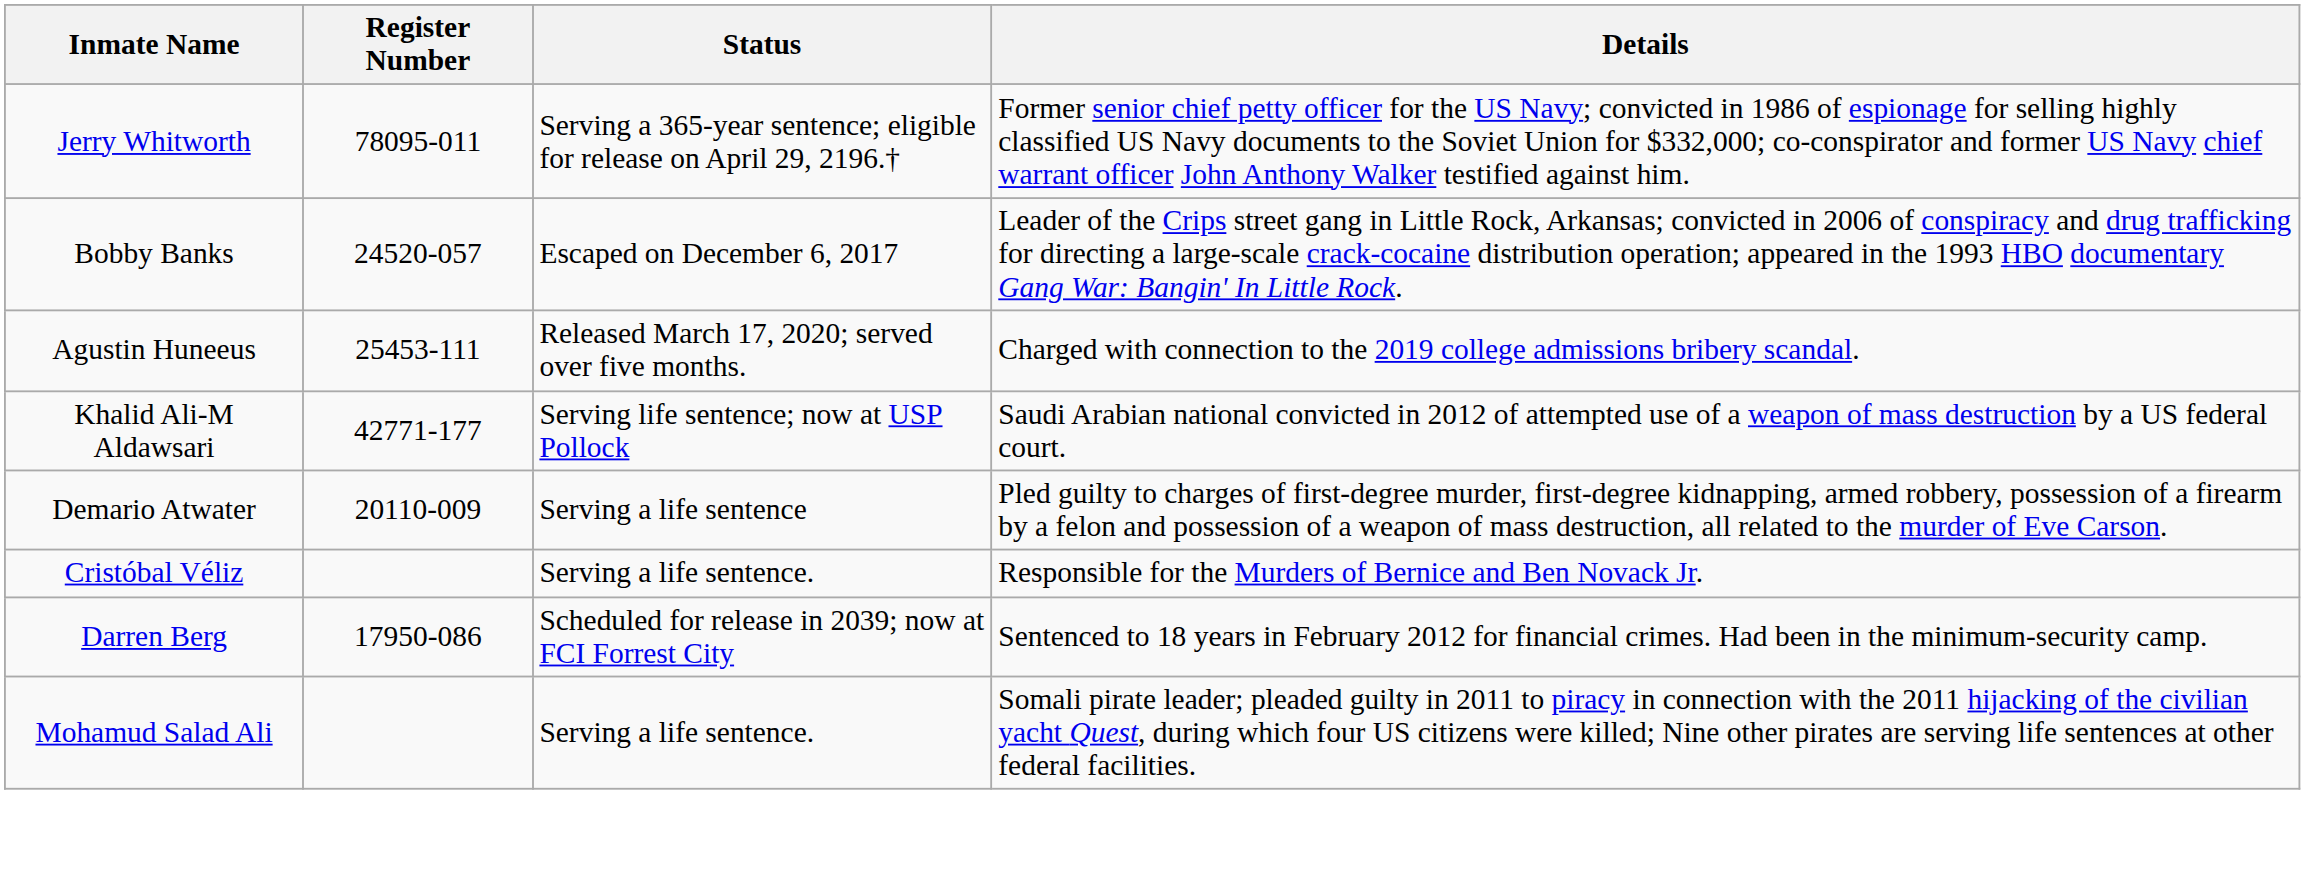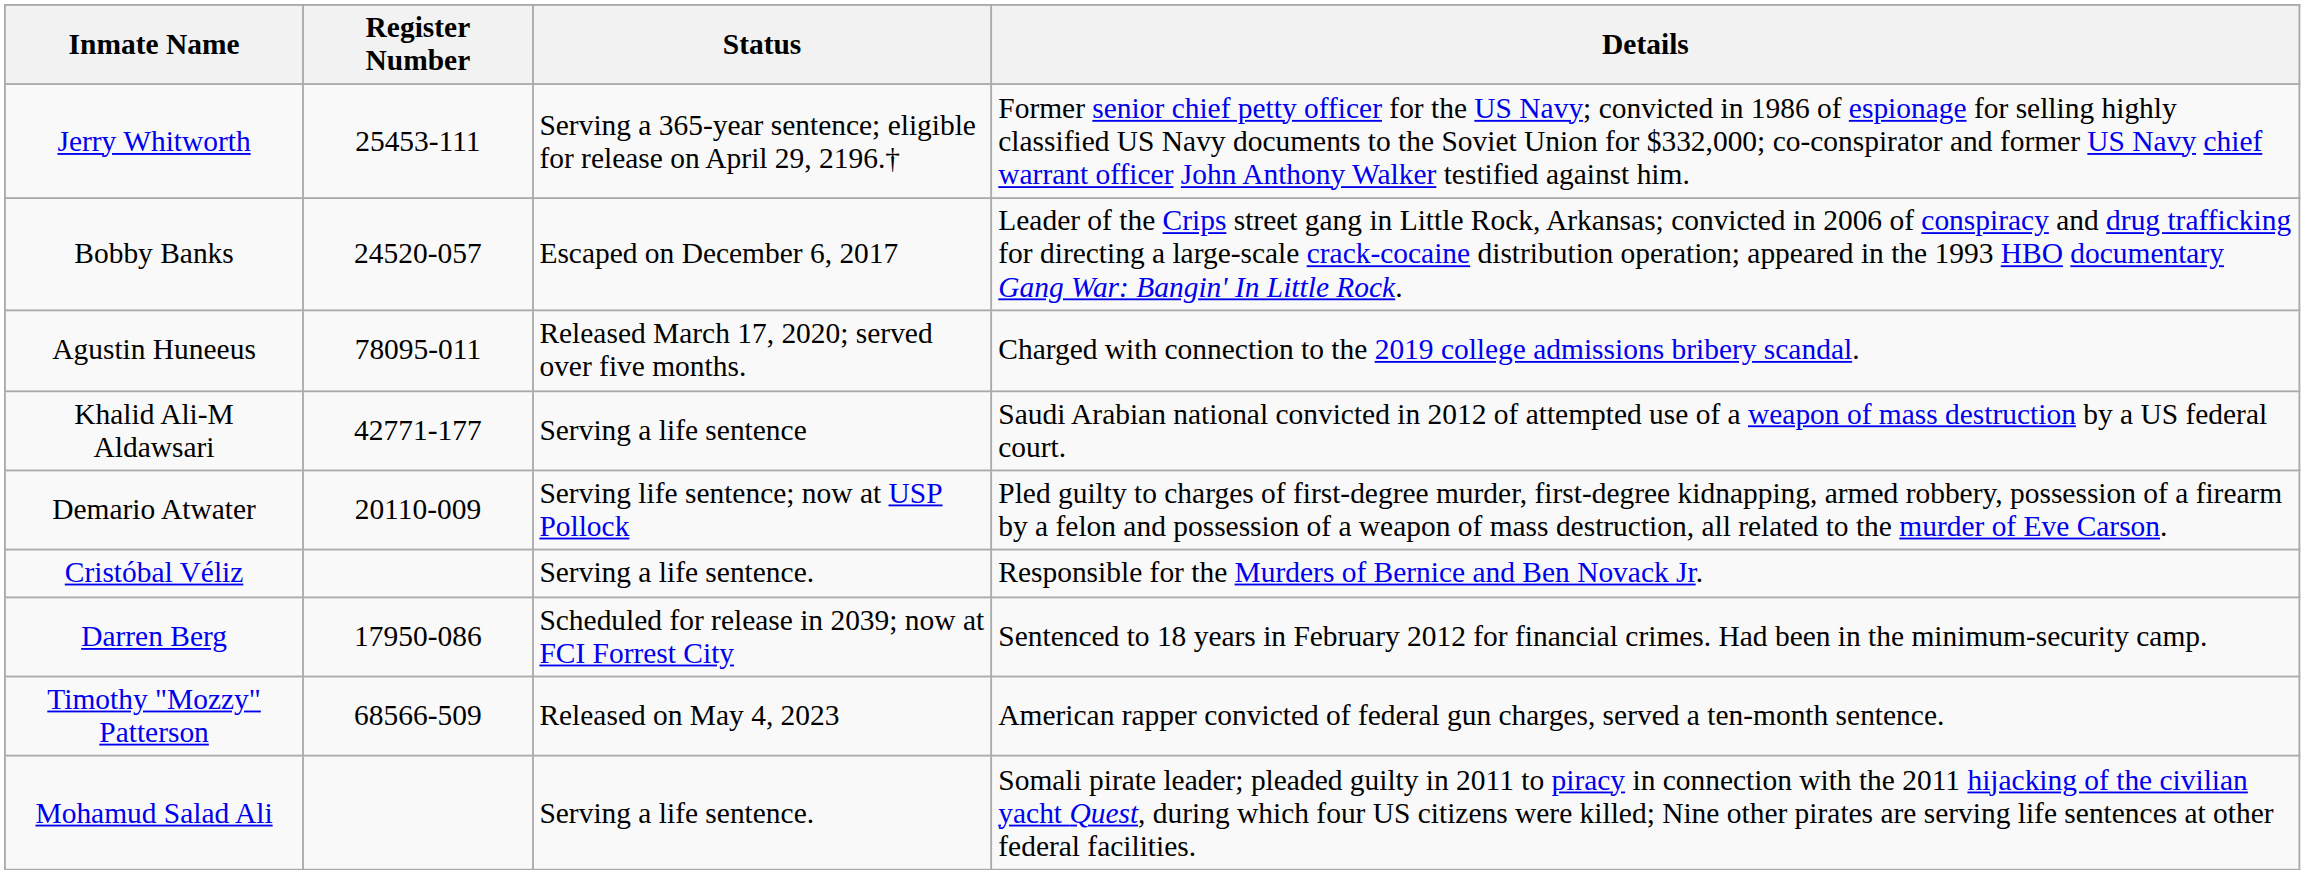(418, 140) 78095-011 -> (418, 140) 25453-111
(418, 350) 25453-111 -> (418, 350) 78095-011
(741, 429) Serving life sentence; now at USP Pollock -> (673, 429) Serving a life sentence
(673, 509) Serving a life sentence -> (741, 509) Serving life sentence; now at USP Pollock
+ row: (154, 716)
